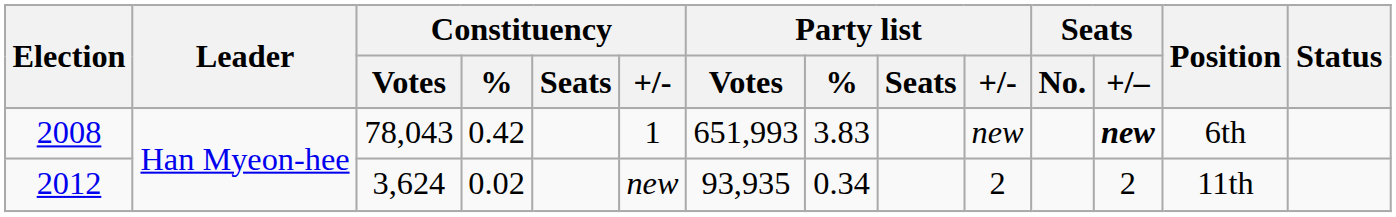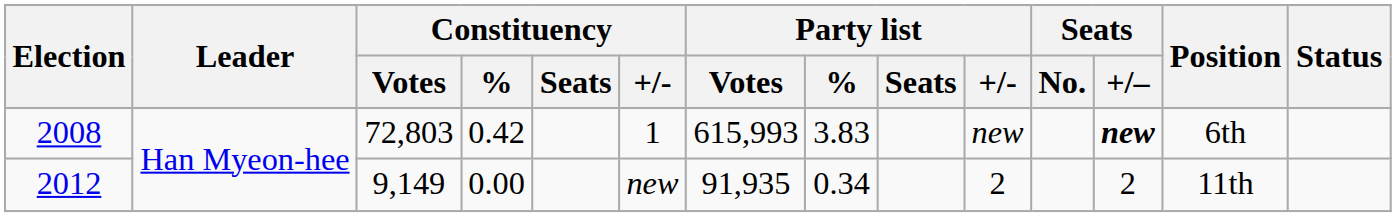(409, 132) 78,043 -> (409, 132) 72,803
(746, 132) 651,993 -> (746, 132) 615,993
(409, 183) 3,624 -> (409, 183) 9,149
(497, 183) 0.02 -> (497, 183) 0.00
(746, 183) 93,935 -> (746, 183) 91,935
